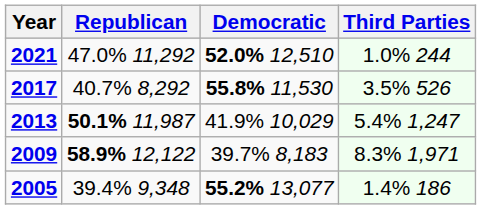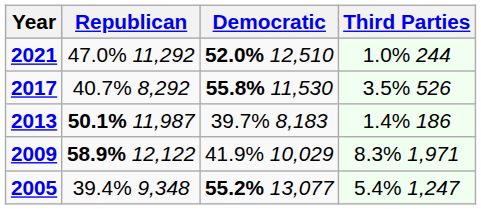(269, 121) 41.9% 10,029 -> (269, 121) 39.7% 8,183
(407, 121) 5.4% 1,247 -> (407, 121) 1.4% 186
(269, 154) 39.7% 8,183 -> (269, 154) 41.9% 10,029
(407, 187) 1.4% 186 -> (407, 187) 5.4% 1,247
